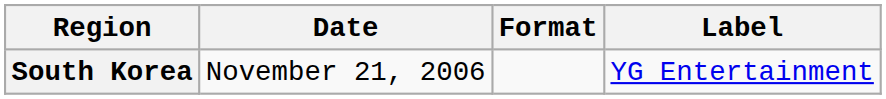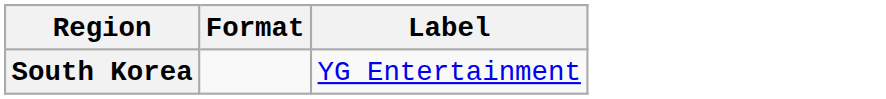- column: (346, 27)
